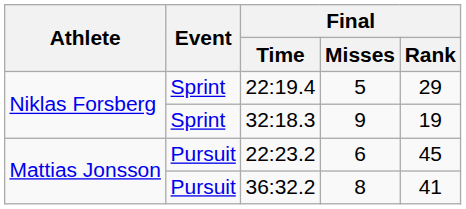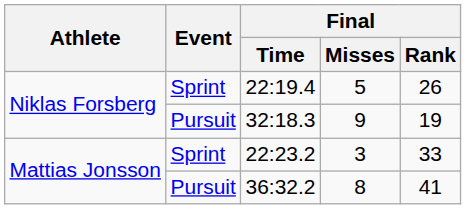(430, 87) 29 -> (430, 87) 26
(198, 120) Sprint -> (203, 120) Pursuit
(203, 154) Pursuit -> (198, 154) Sprint
(360, 154) 6 -> (360, 154) 3
(430, 154) 45 -> (430, 154) 33
